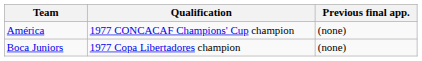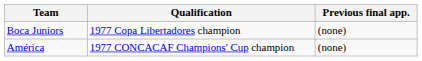rows swapped: (35, 47) <-> (26, 30)
